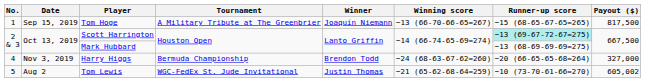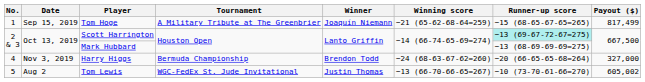(444, 23) −13 (66-70-66-65=267) -> (444, 23) −21 (65-62-68-64=259)
(623, 23) 817,500 -> (623, 23) 817,499
(444, 72) −21 (65-62-68-64=259) -> (444, 72) −13 (66-70-66-65=267)
